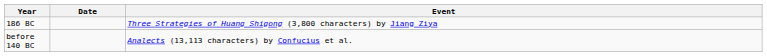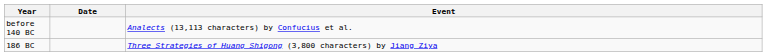rows swapped: (20, 23) <-> (20, 41)
